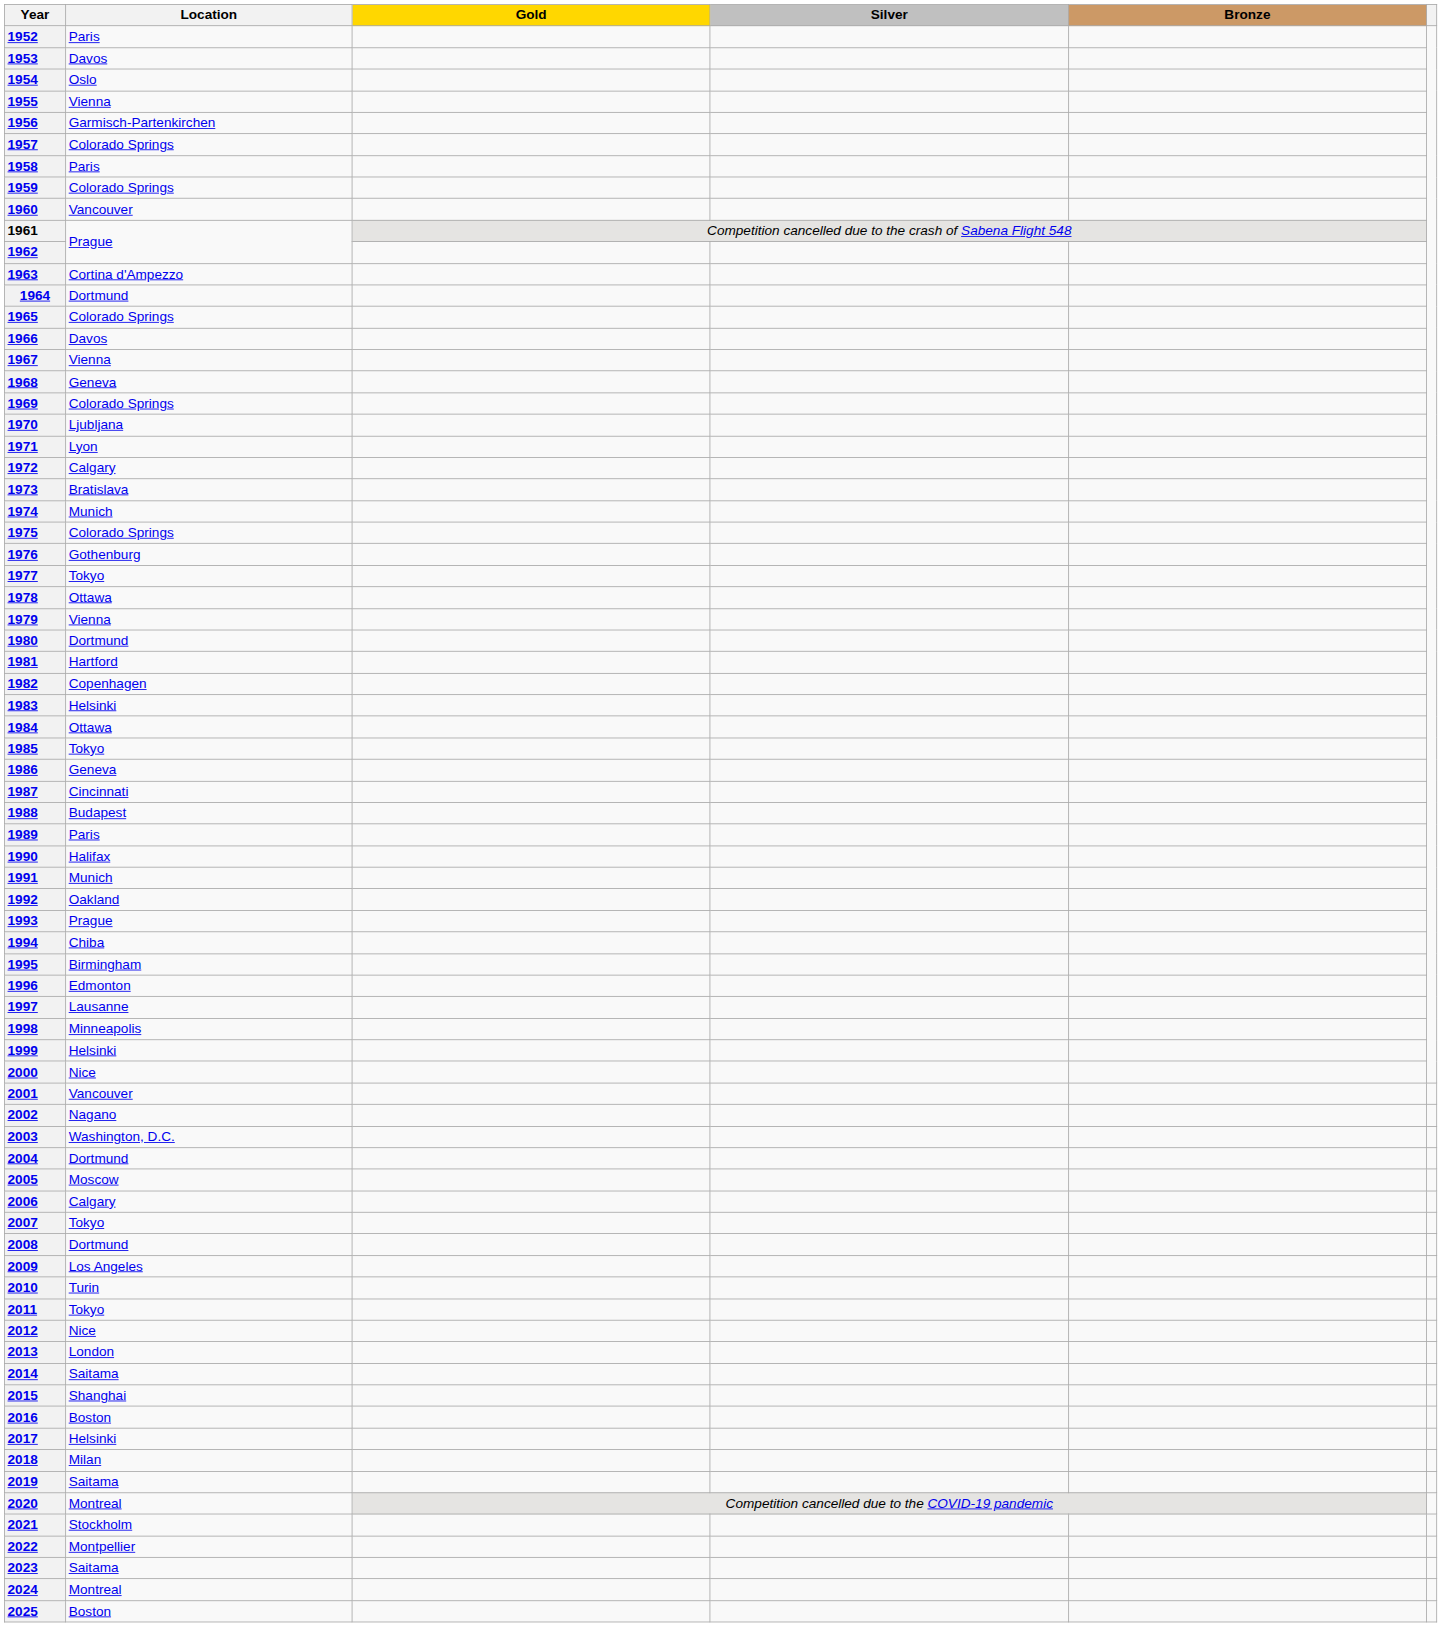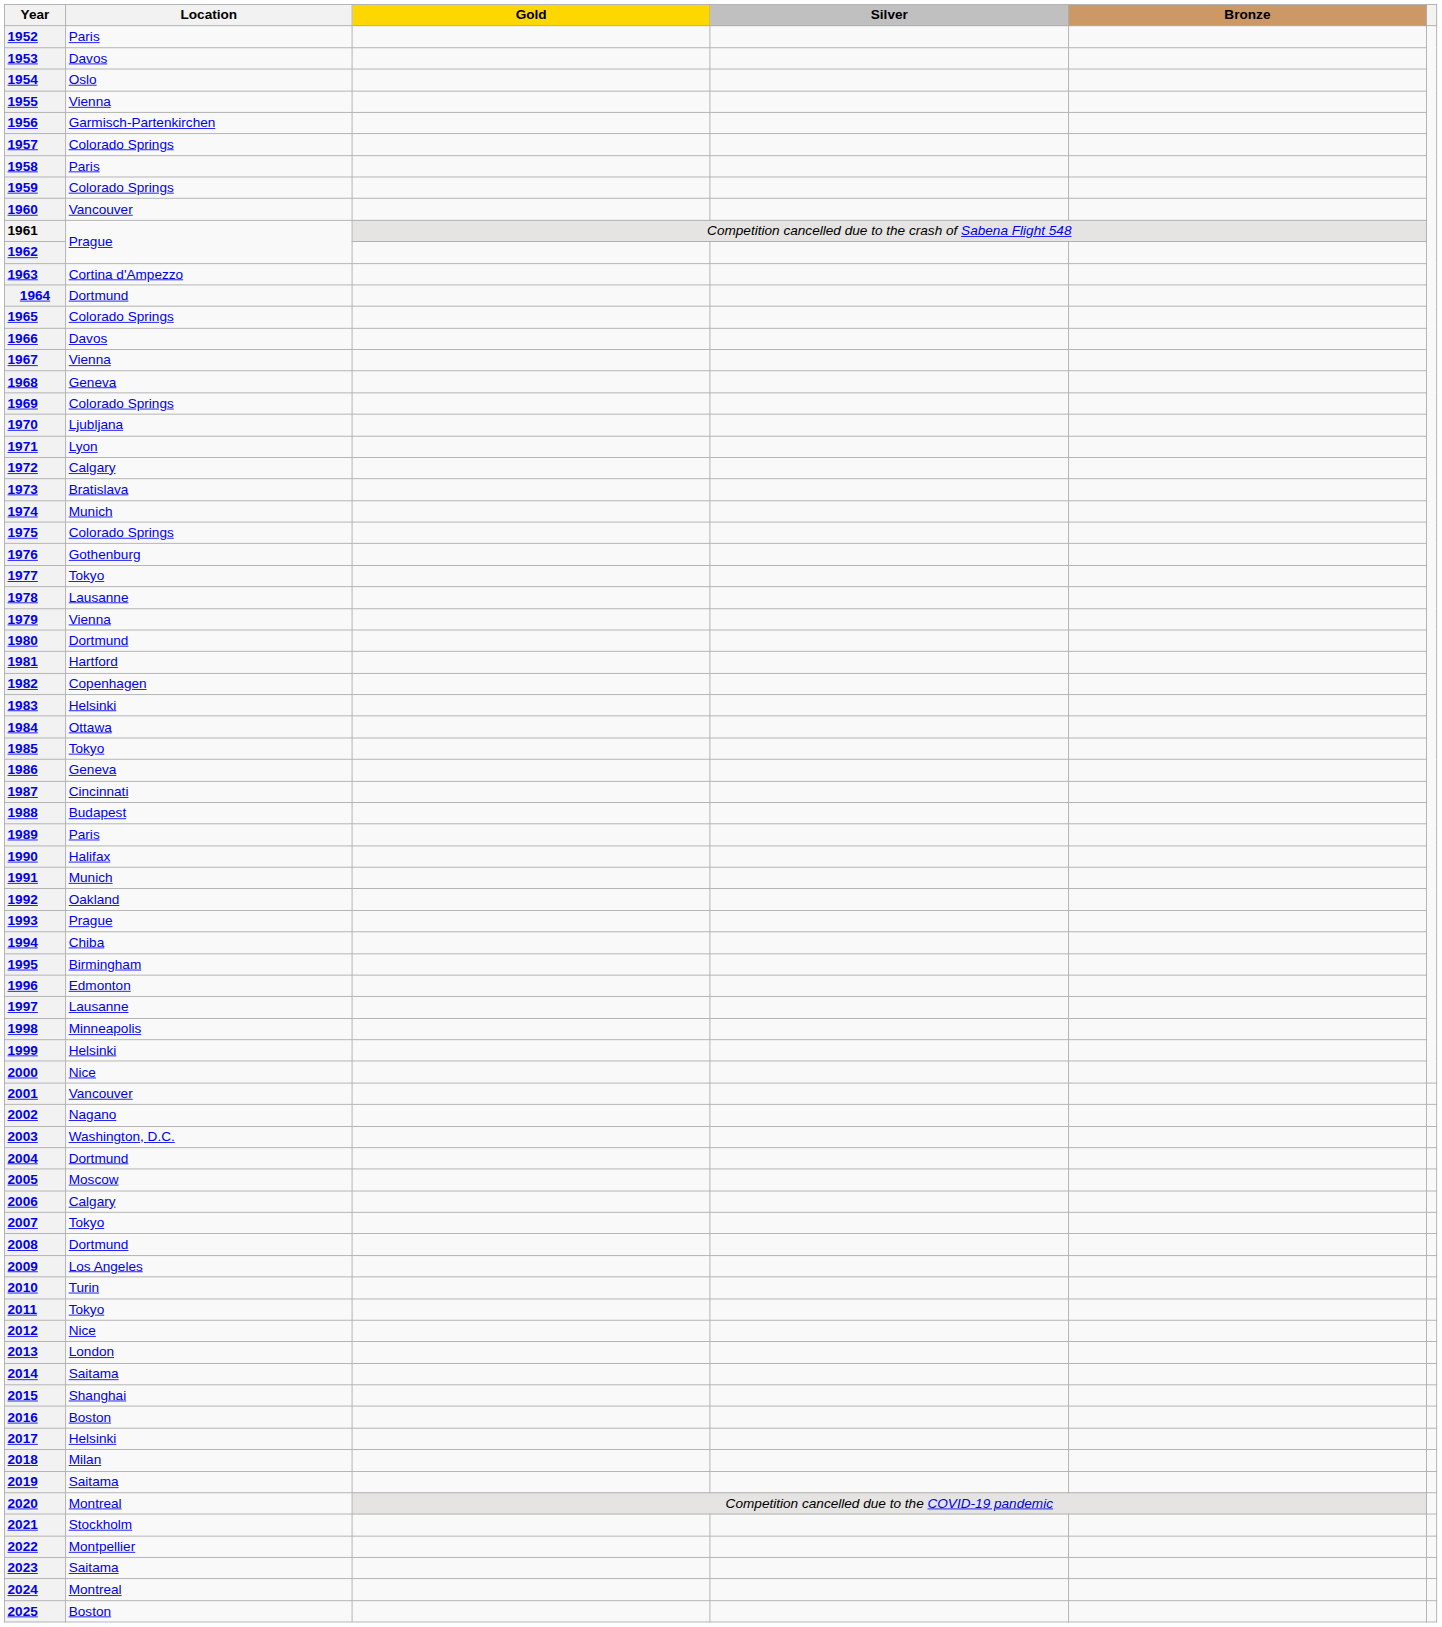(90, 597) Ottawa -> (99, 597) Lausanne
